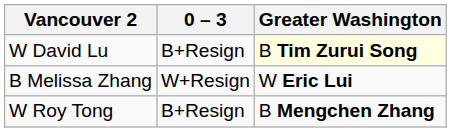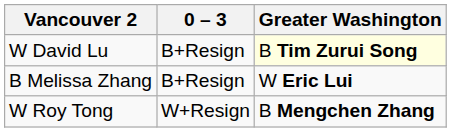(205, 80) W+Resign -> (203, 80) B+Resign
(203, 111) B+Resign -> (205, 111) W+Resign
